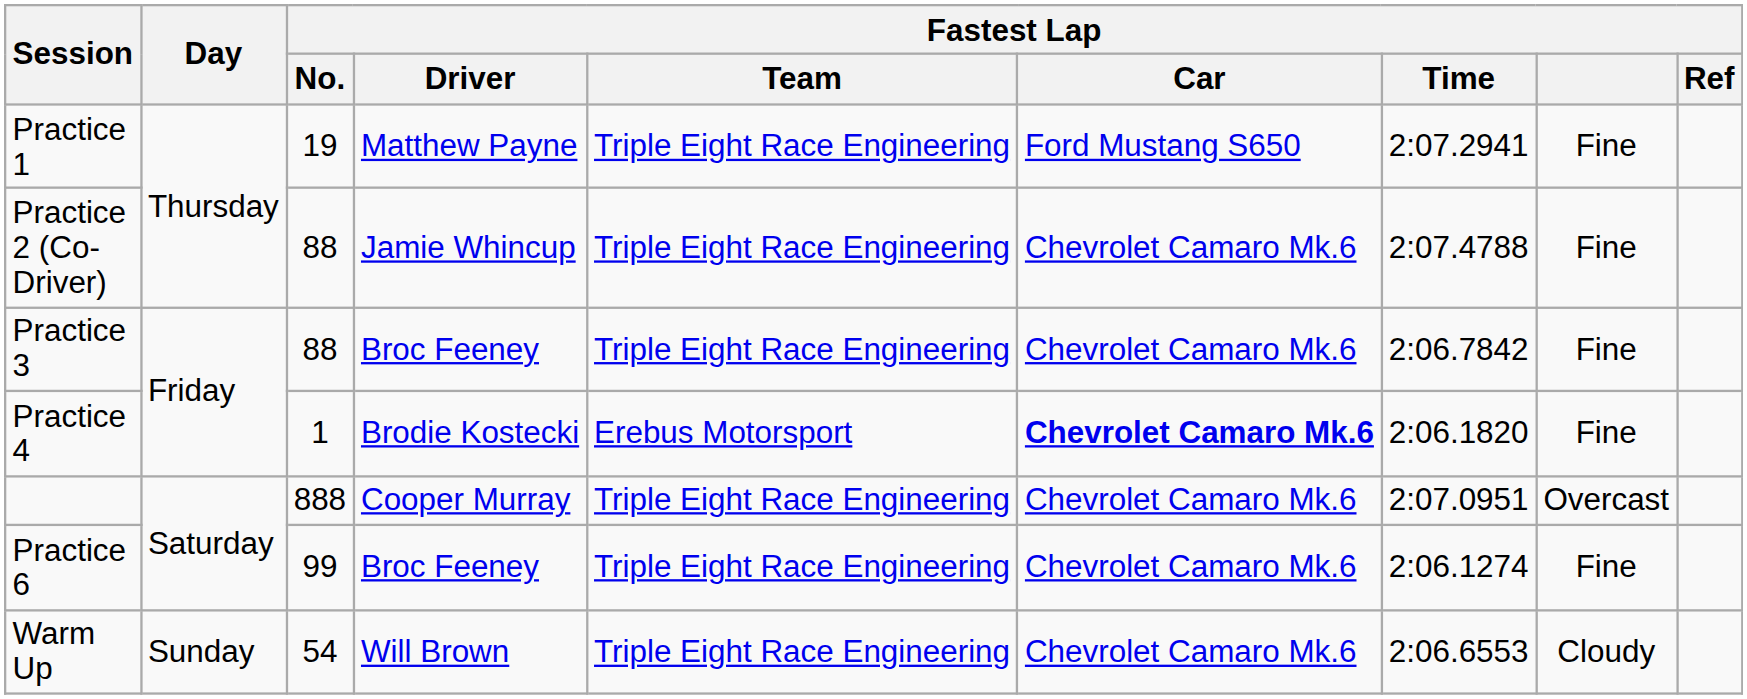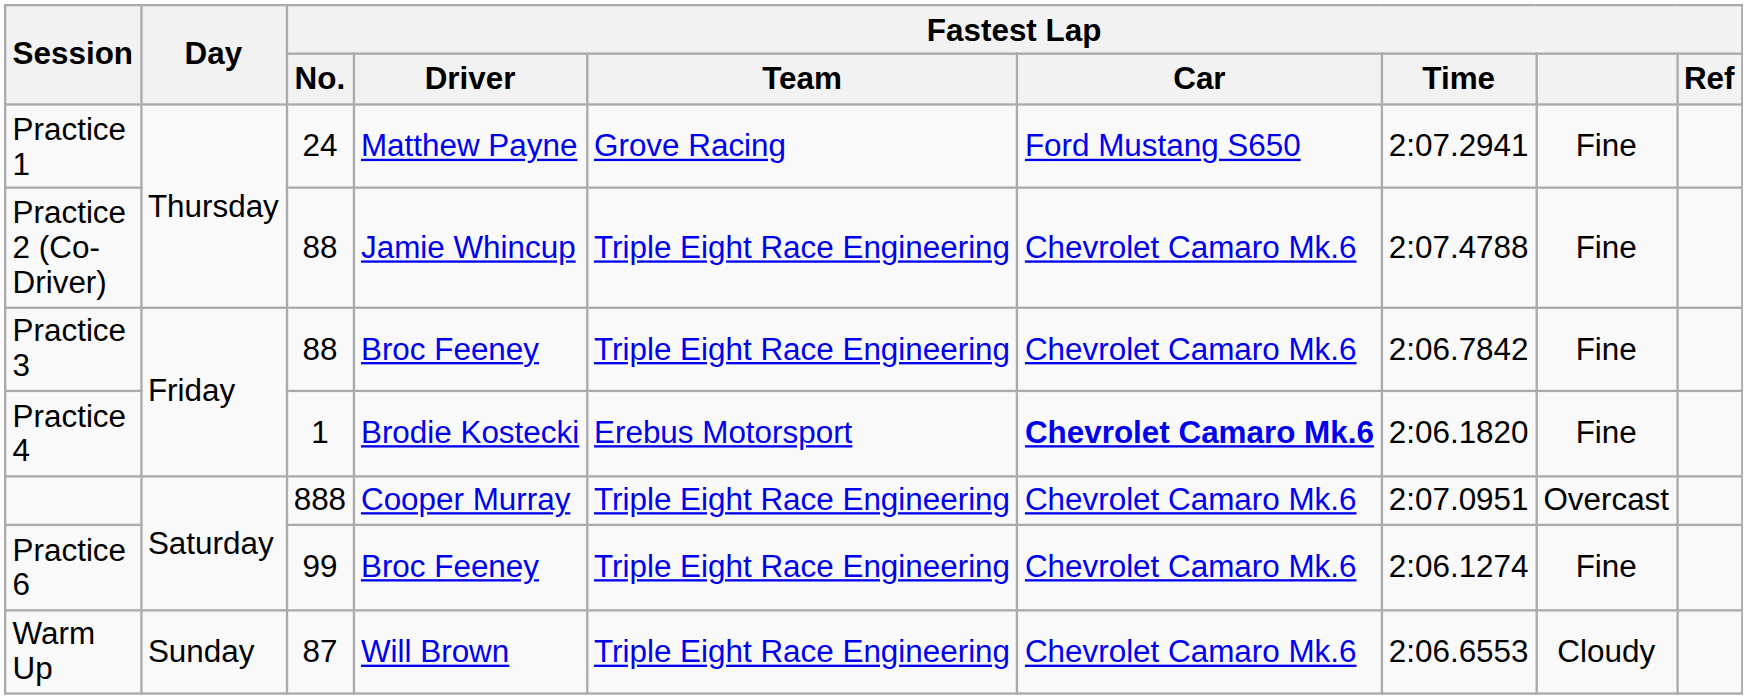(320, 146) 19 -> (320, 146) 24
(802, 146) Triple Eight Race Engineering -> (690, 146) Grove Racing
(320, 651) 54 -> (320, 651) 87
